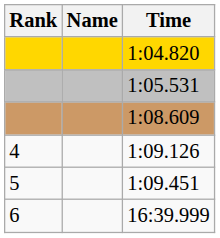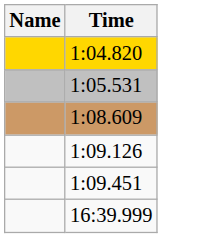- column: (33, 20)
